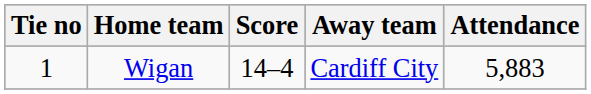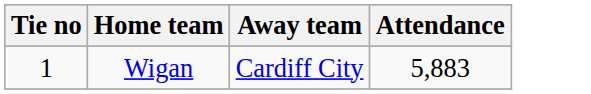- column: (267, 25)
